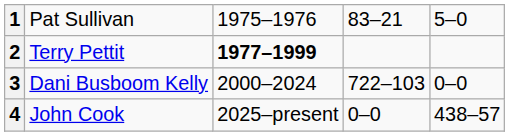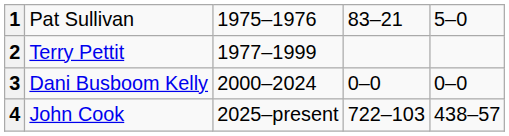(267, 51) bold -> (267, 51) normal
(386, 83) 722–103 -> (364, 83) 0–0
(364, 114) 0–0 -> (386, 114) 722–103
